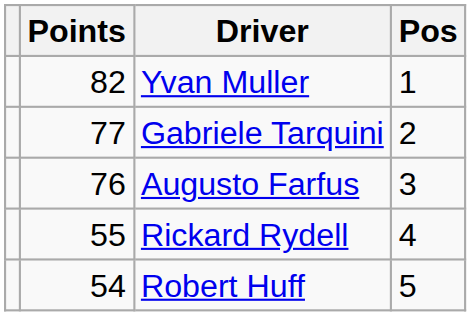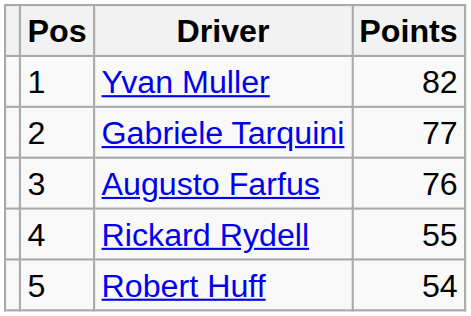columns swapped: (428, 31) <-> (77, 31)
